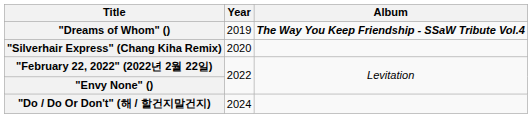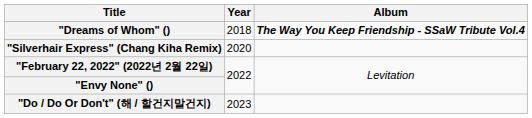(239, 30) 2019 -> (239, 30) 2018
(239, 103) 2024 -> (239, 103) 2023
